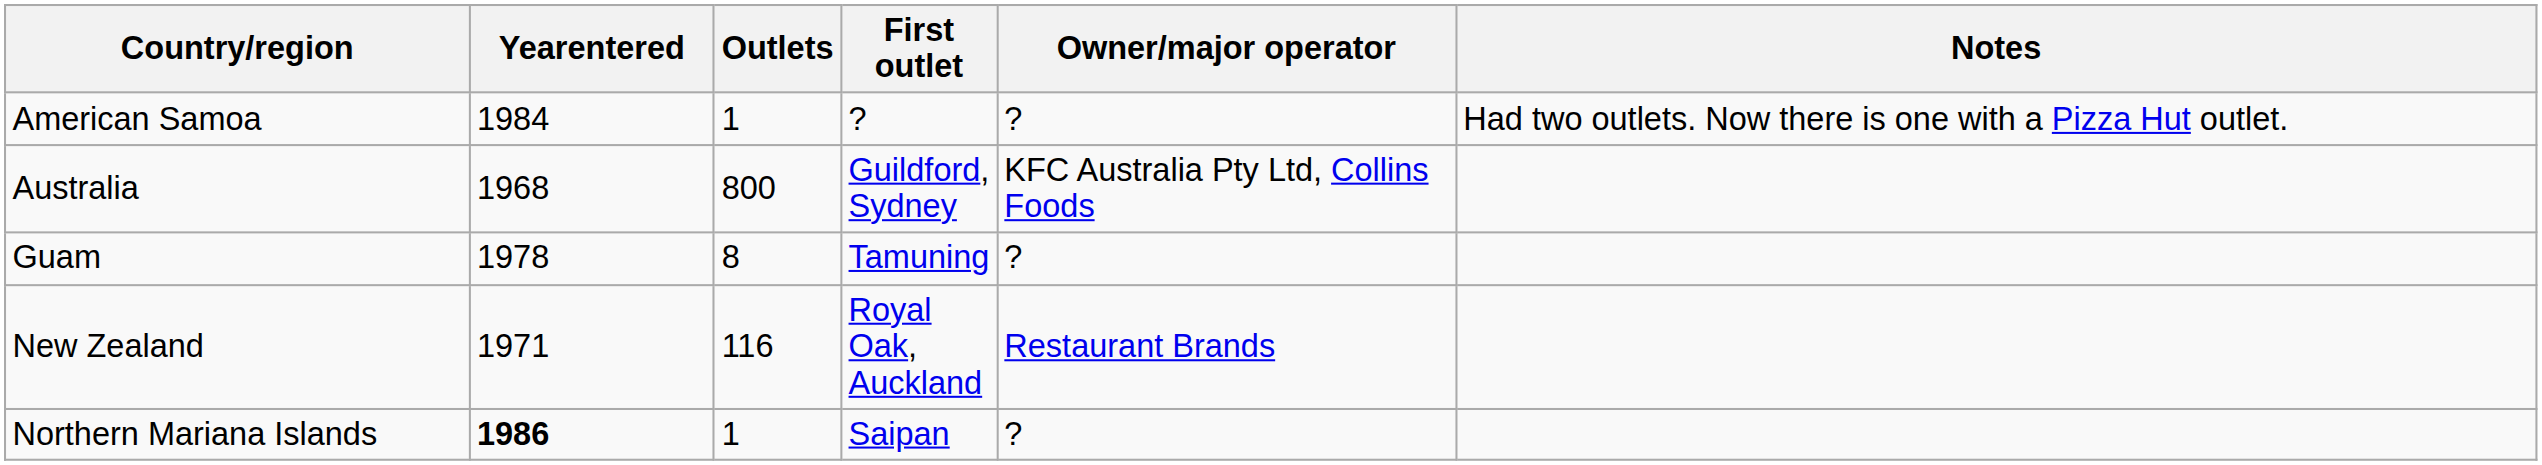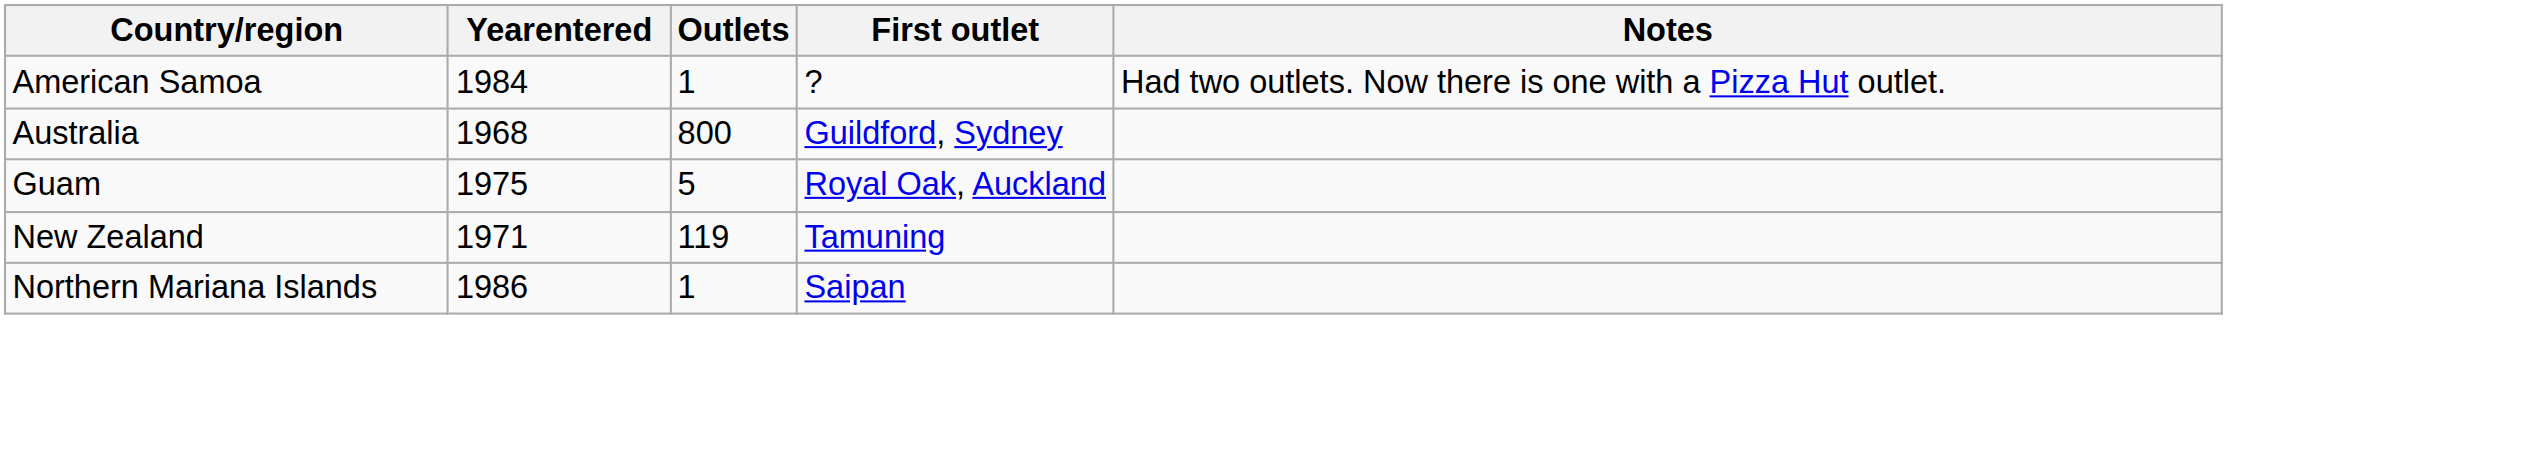- column: (1226, 48)
(513, 257) 1978 -> (492, 184) 1975
(731, 257) 8 -> (687, 184) 5
(919, 257) Tamuning -> (955, 184) Royal Oak, Auckland
(748, 345) 116 -> (703, 236) 119
(915, 345) Royal Oak, Auckland -> (875, 236) Tamuning
(513, 433) bold -> (492, 287) normal
